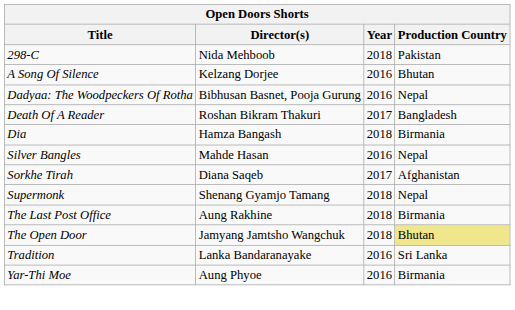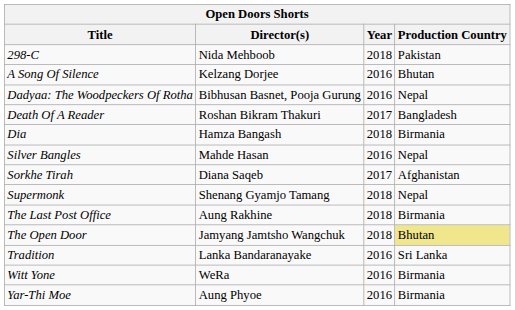+ row: (31, 275)
